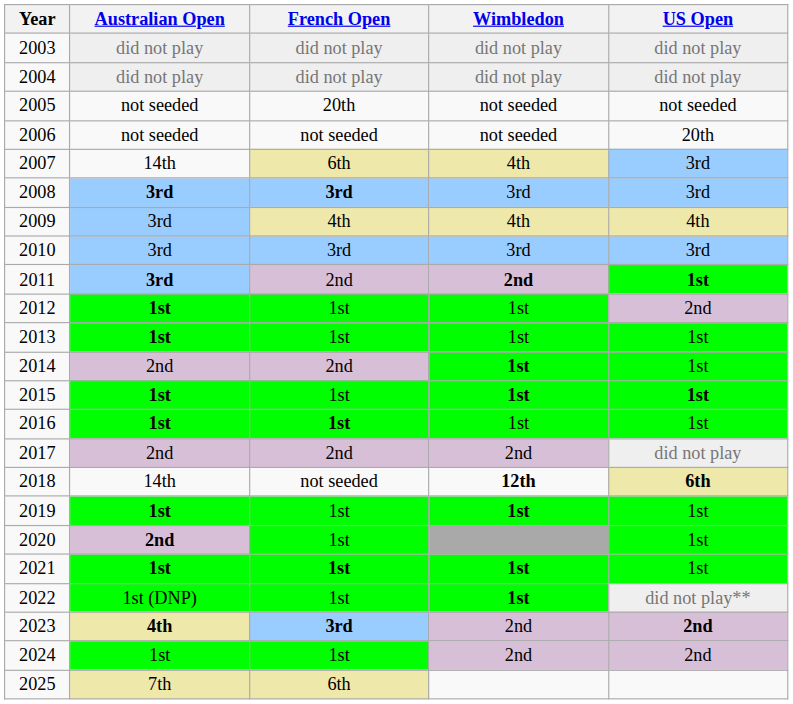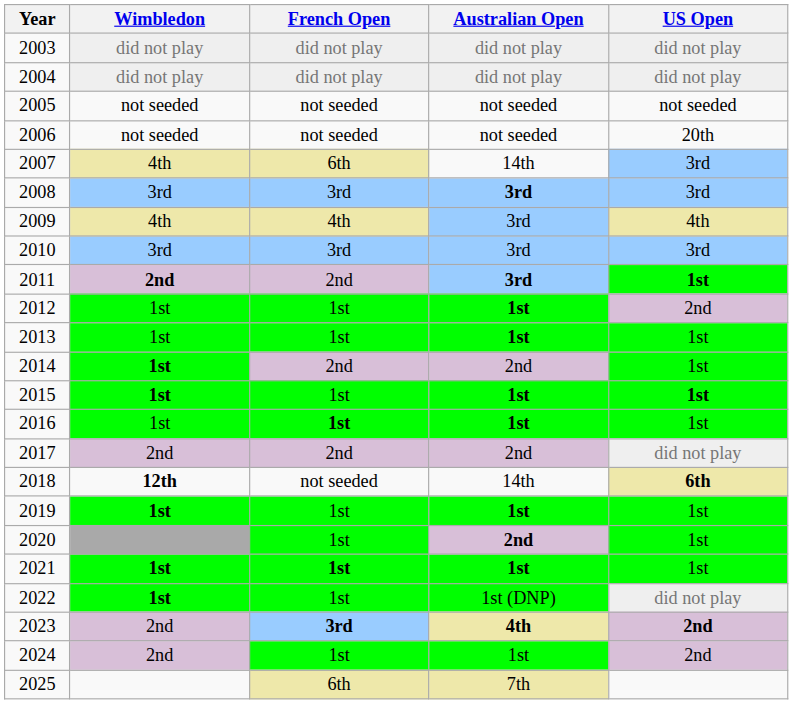columns swapped: (160, 18) <-> (518, 18)
(339, 105) 20th -> (339, 105) not seeded
(339, 192) bold -> (339, 192) normal
(698, 597) did not play** -> (698, 597) did not play
